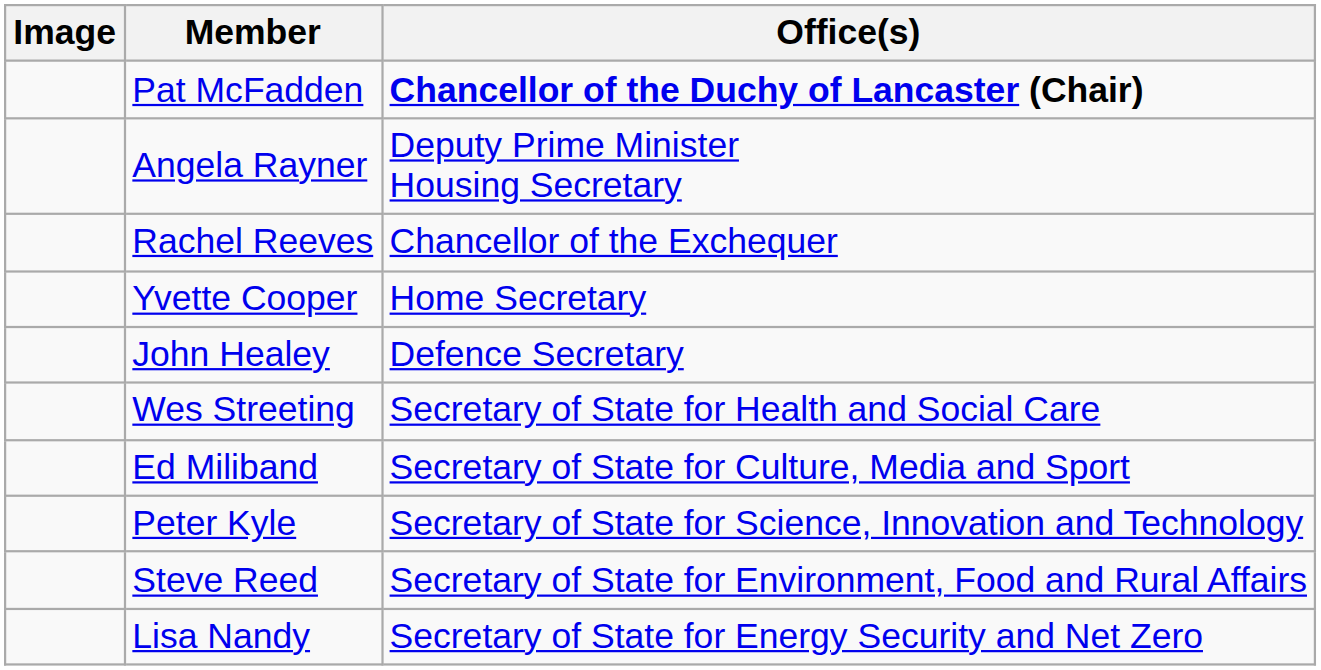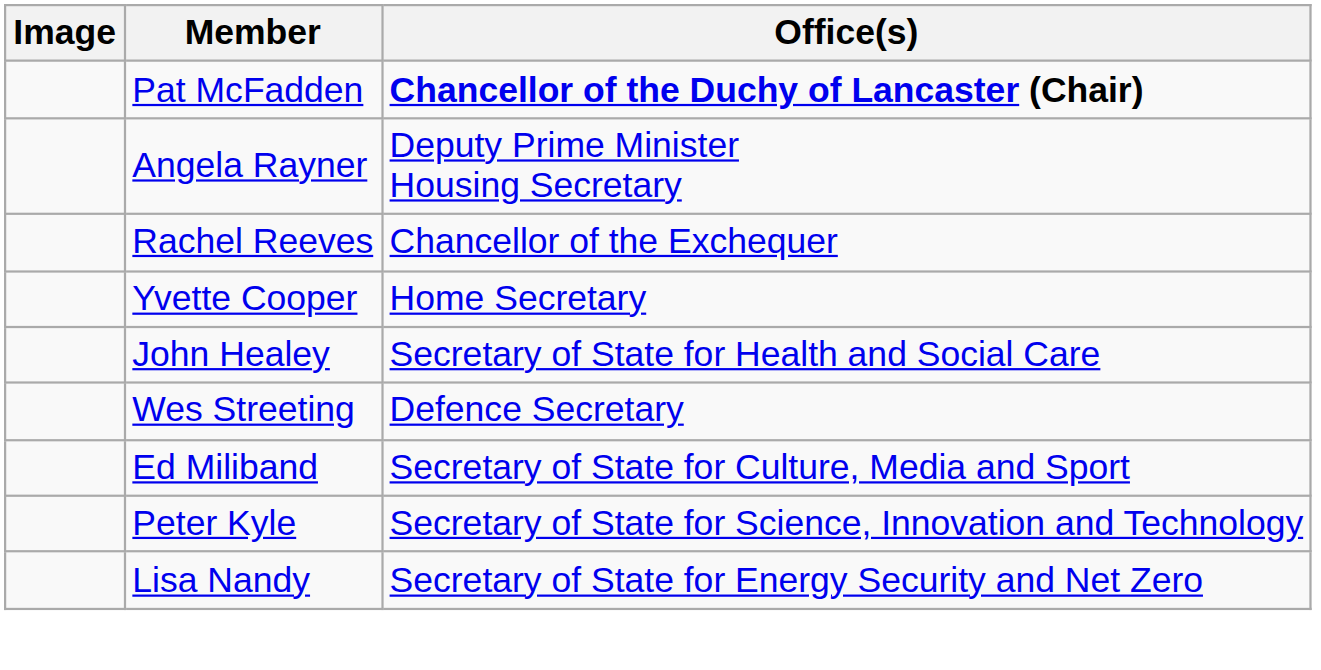(537, 354) Defence Secretary -> (745, 354) Secretary of State for Health and Social Care
(745, 410) Secretary of State for Health and Social Care -> (537, 410) Defence Secretary
- row: (225, 579)
